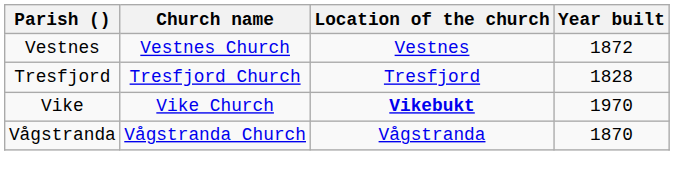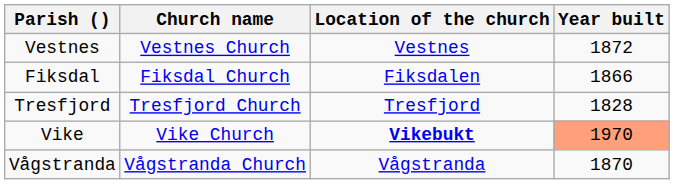+ row: (62, 77)
(612, 106) no background -> (612, 135) lightsalmon background
